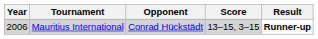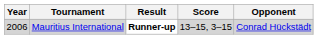columns swapped: (166, 12) <-> (287, 12)
